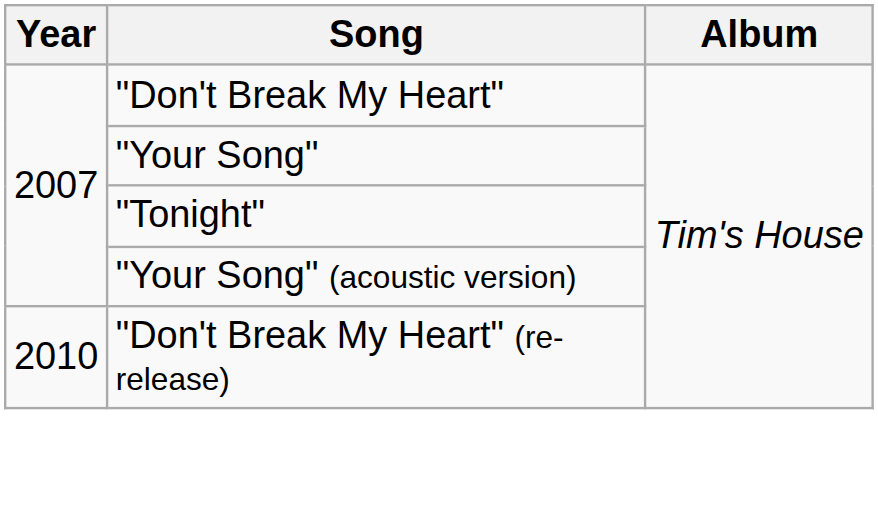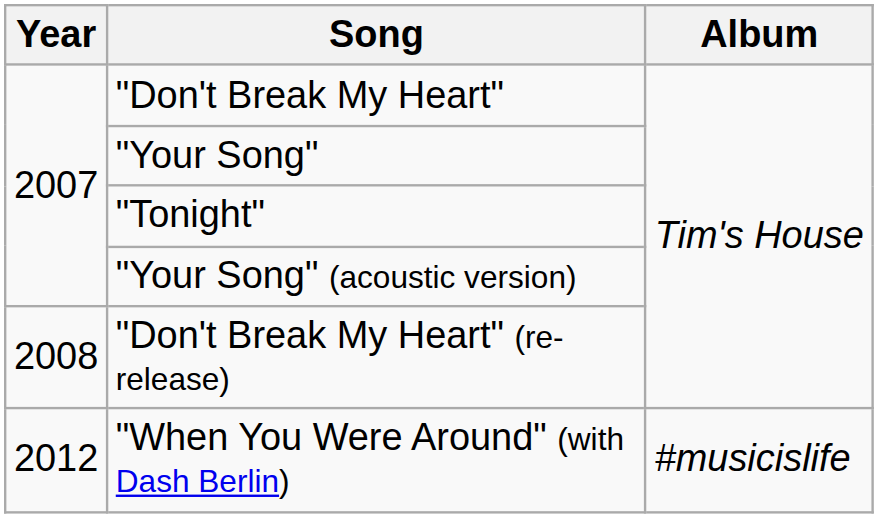(56, 356) 2010 -> (56, 356) 2008
+ row: (370, 459)
